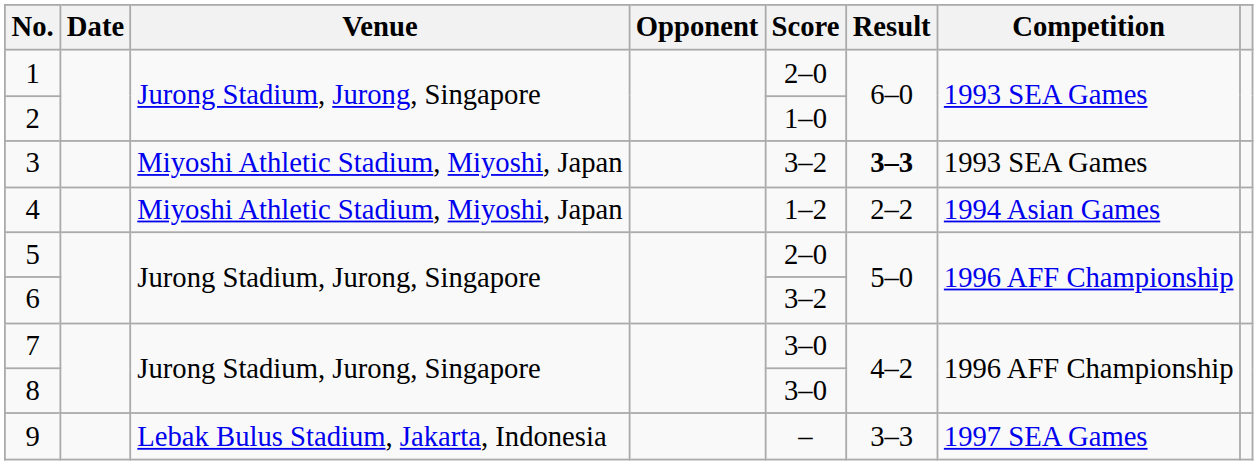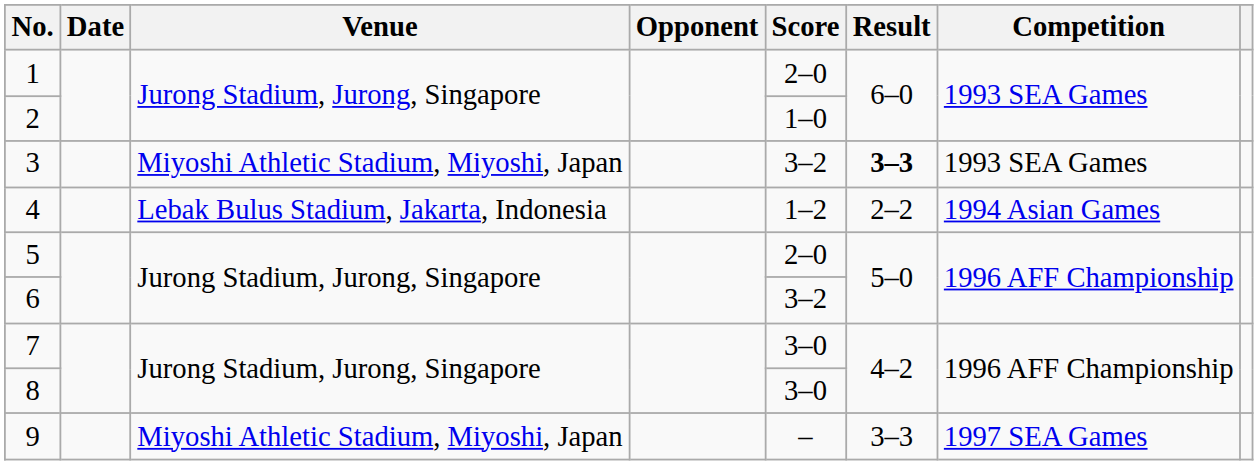(380, 208) Miyoshi Athletic Stadium, Miyoshi, Japan -> (372, 208) Lebak Bulus Stadium, Jakarta, Indonesia
(372, 436) Lebak Bulus Stadium, Jakarta, Indonesia -> (380, 436) Miyoshi Athletic Stadium, Miyoshi, Japan
